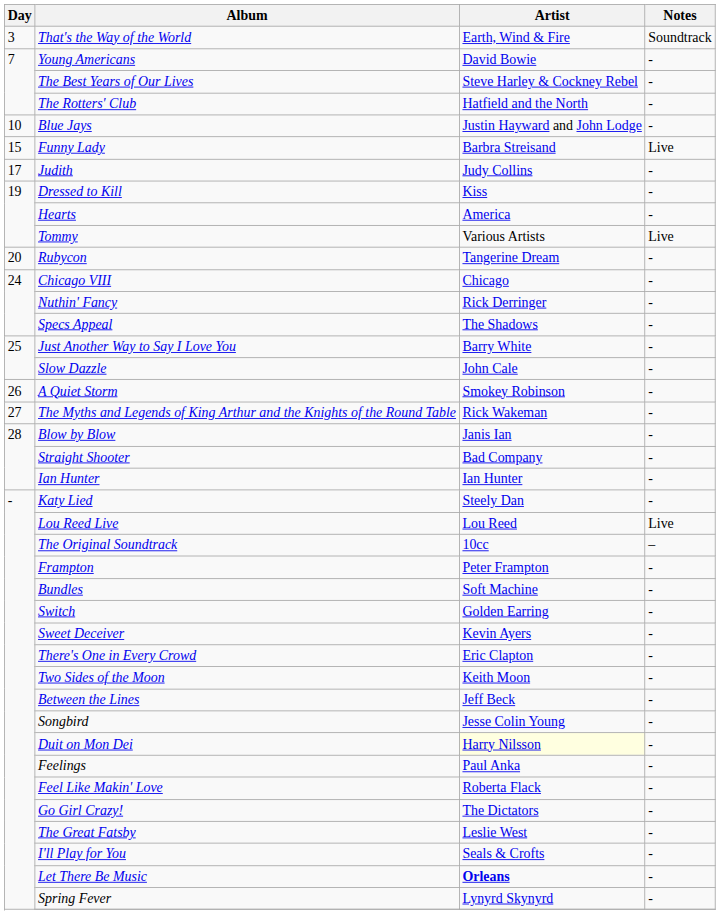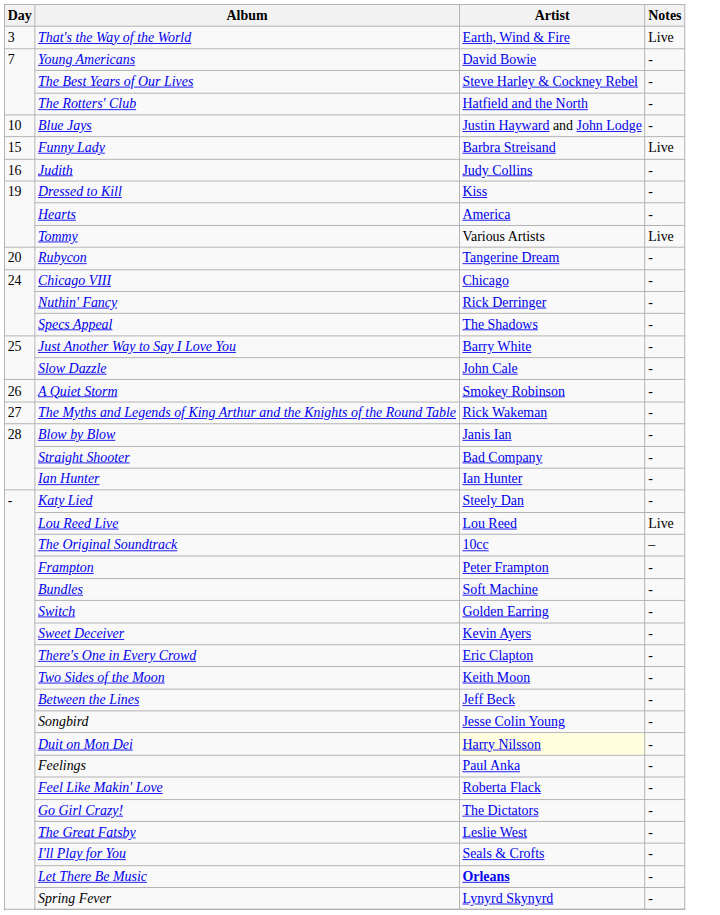(680, 37) Soundtrack -> (661, 37) Live
(15, 170) 17 -> (15, 170) 16
